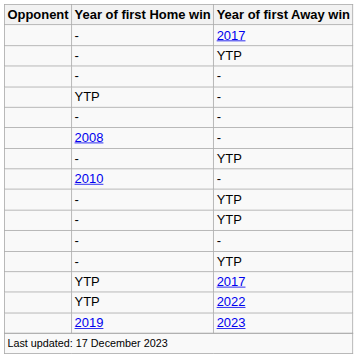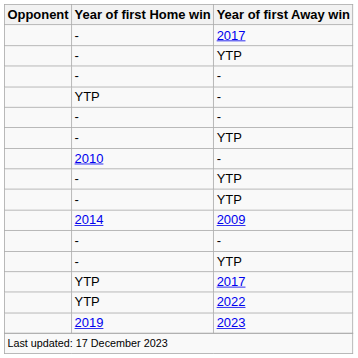- row: (89, 138)
+ row: (89, 220)
